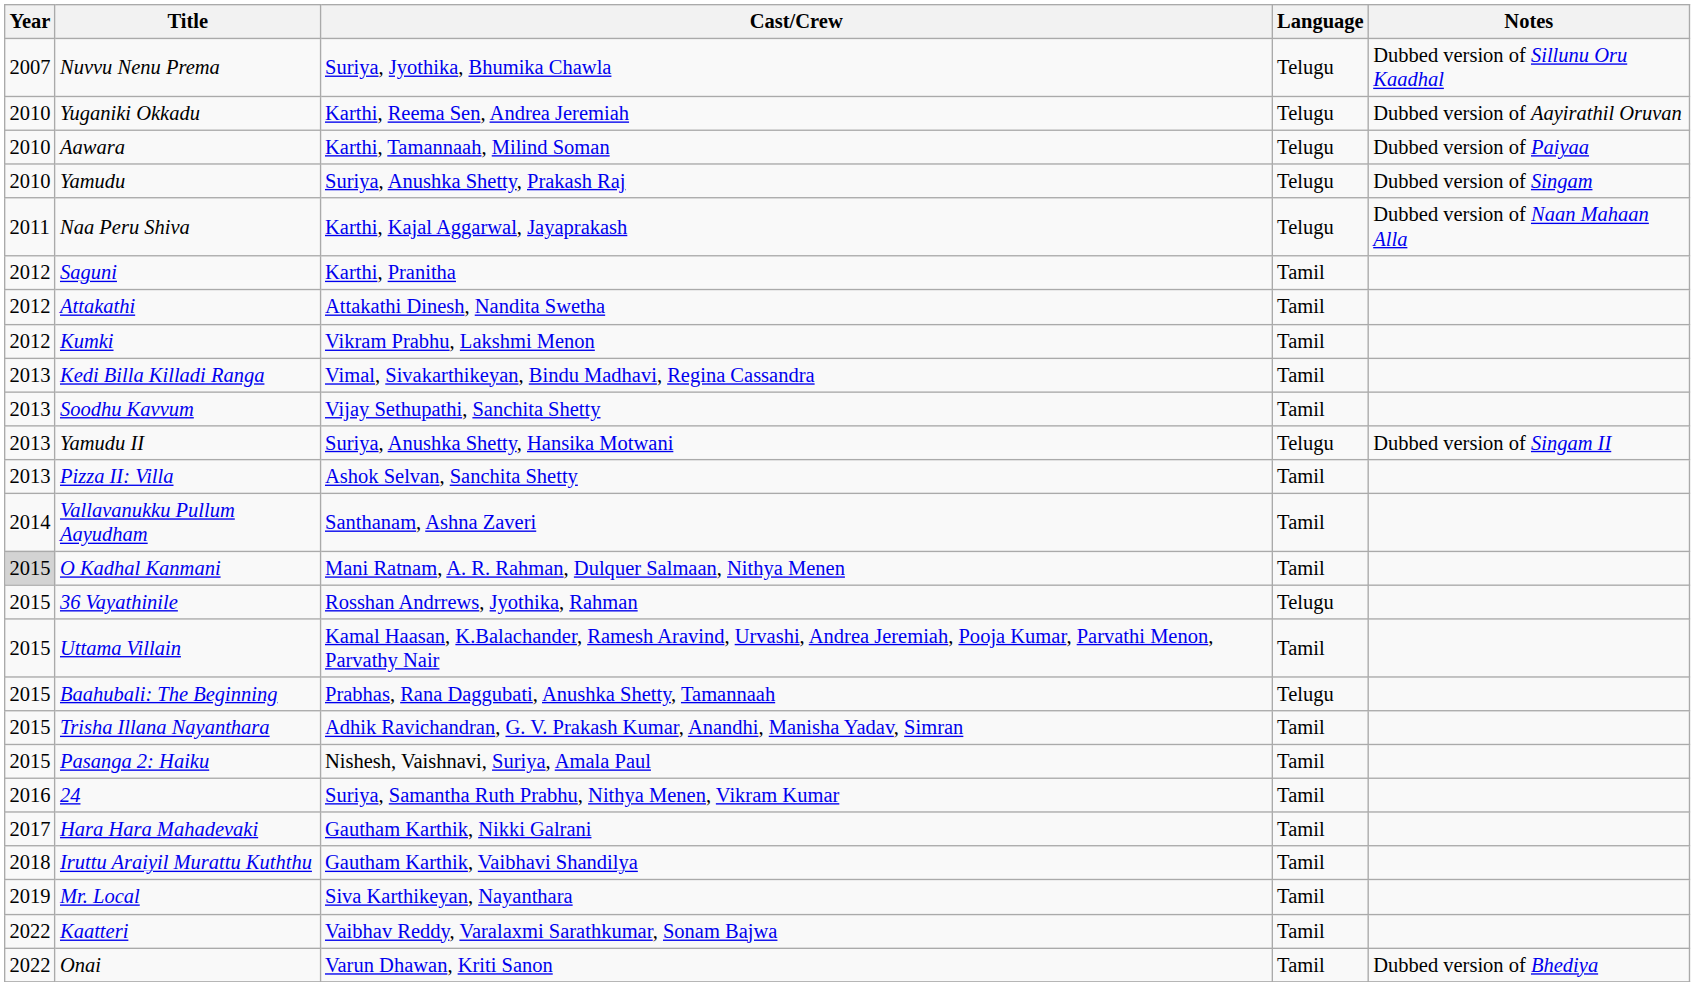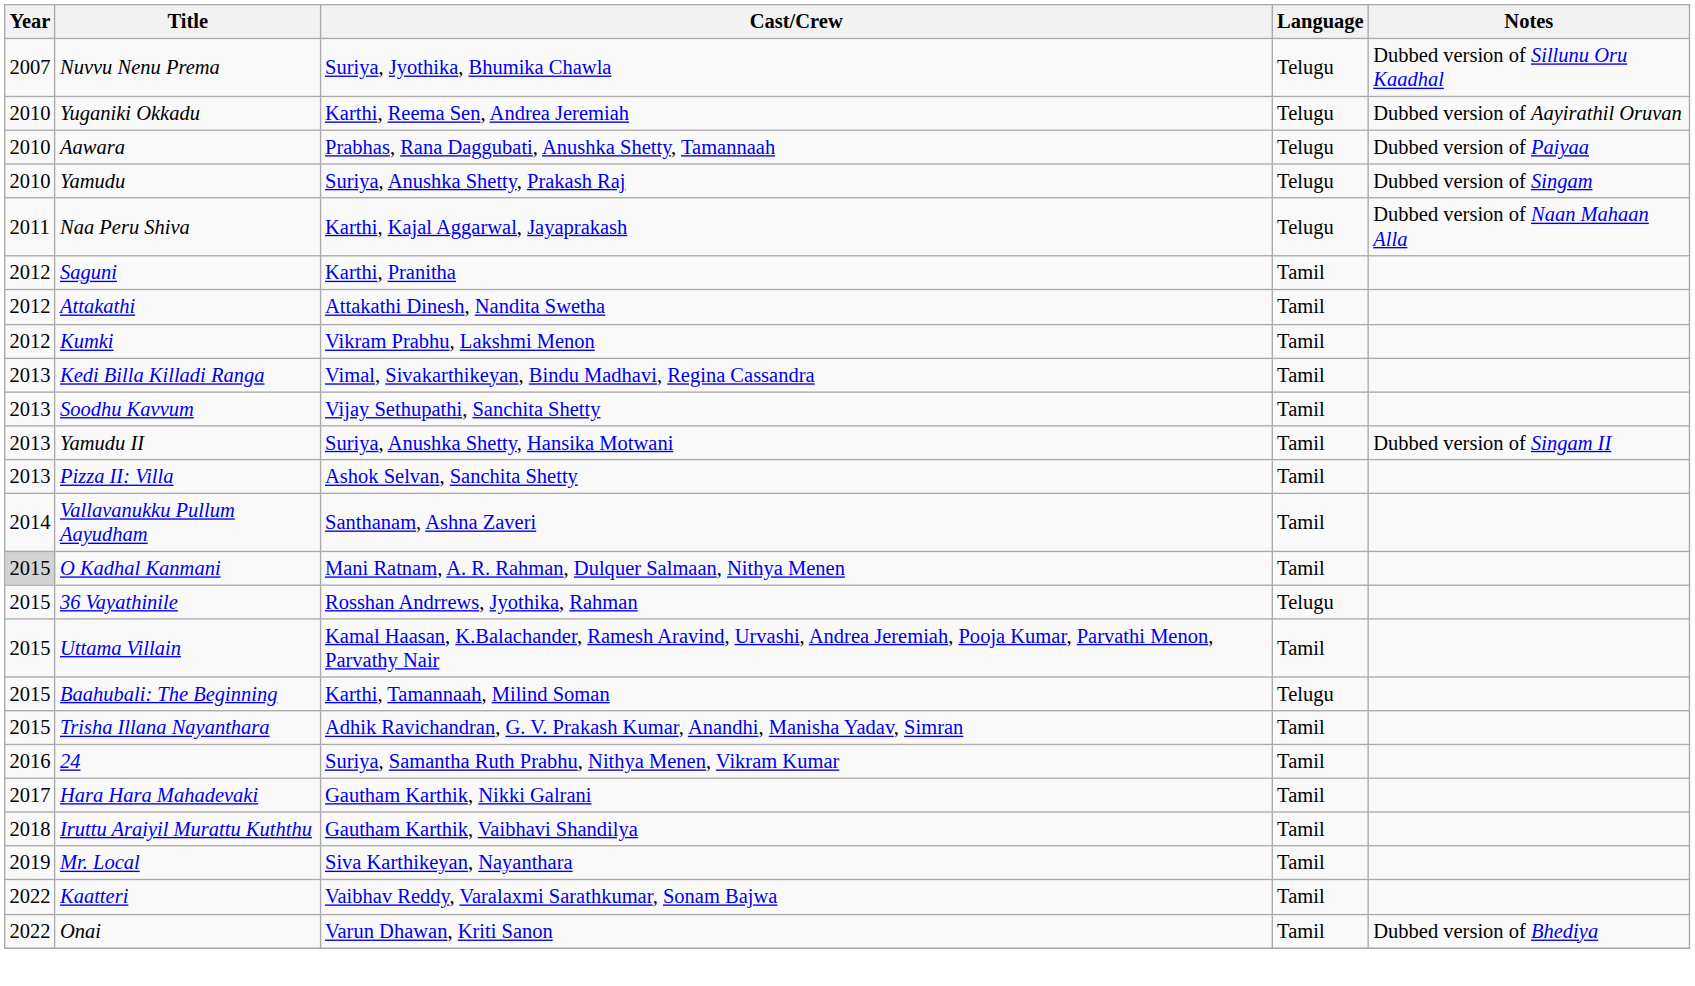(467, 147) Karthi, Tamannaah, Milind Soman -> (550, 147) Prabhas, Rana Daggubati, Anushka Shetty, Tamannaah
(1305, 442) Telugu -> (1301, 442) Tamil
(550, 693) Prabhas, Rana Daggubati, Anushka Shetty, Tamannaah -> (467, 693) Karthi, Tamannaah, Milind Soman
- row: (135, 761)
